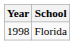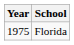(18, 31) 1998 -> (18, 31) 1975
